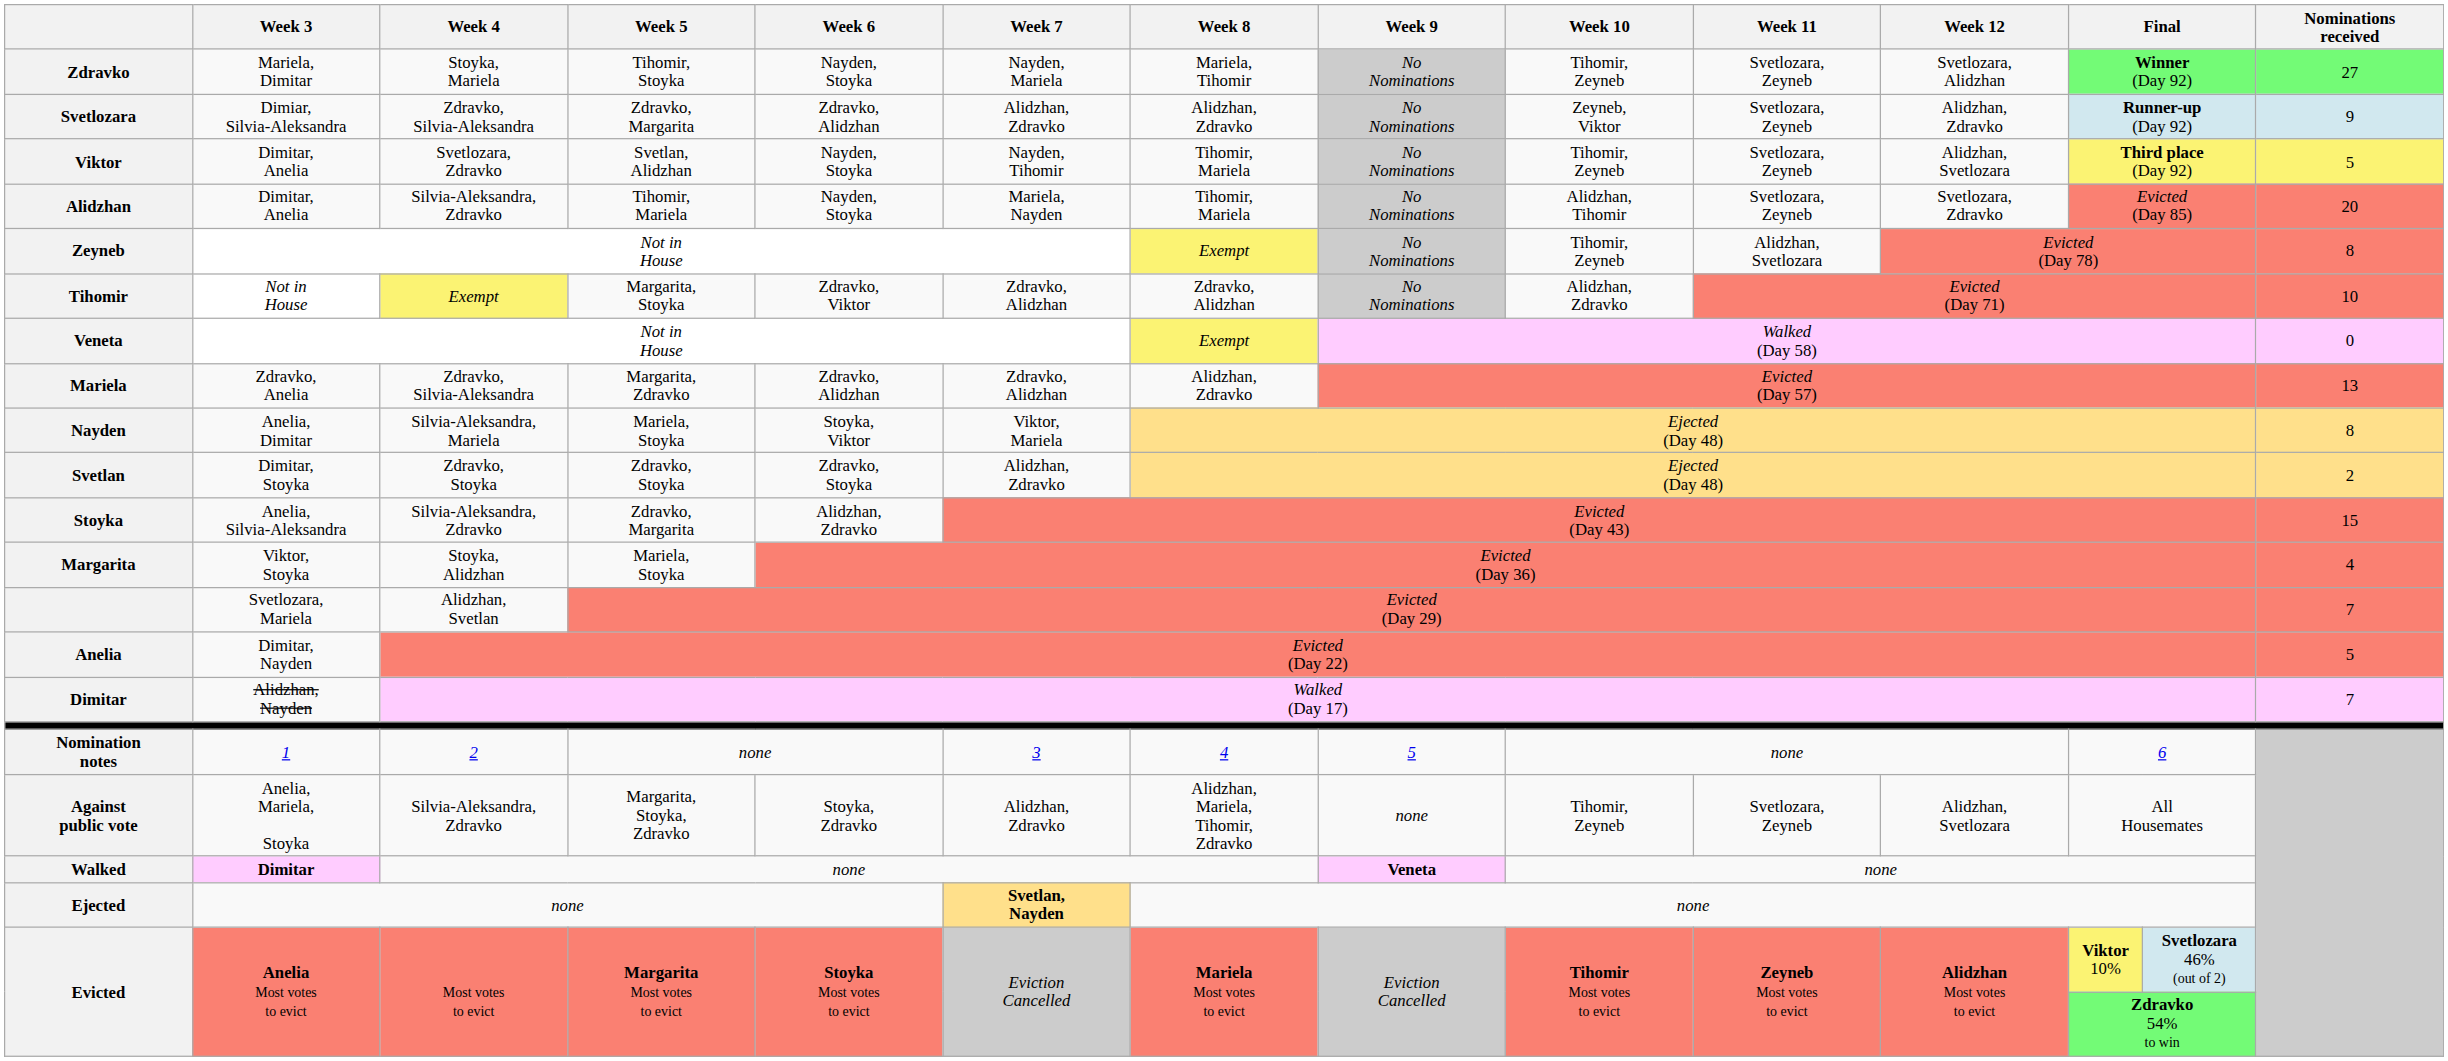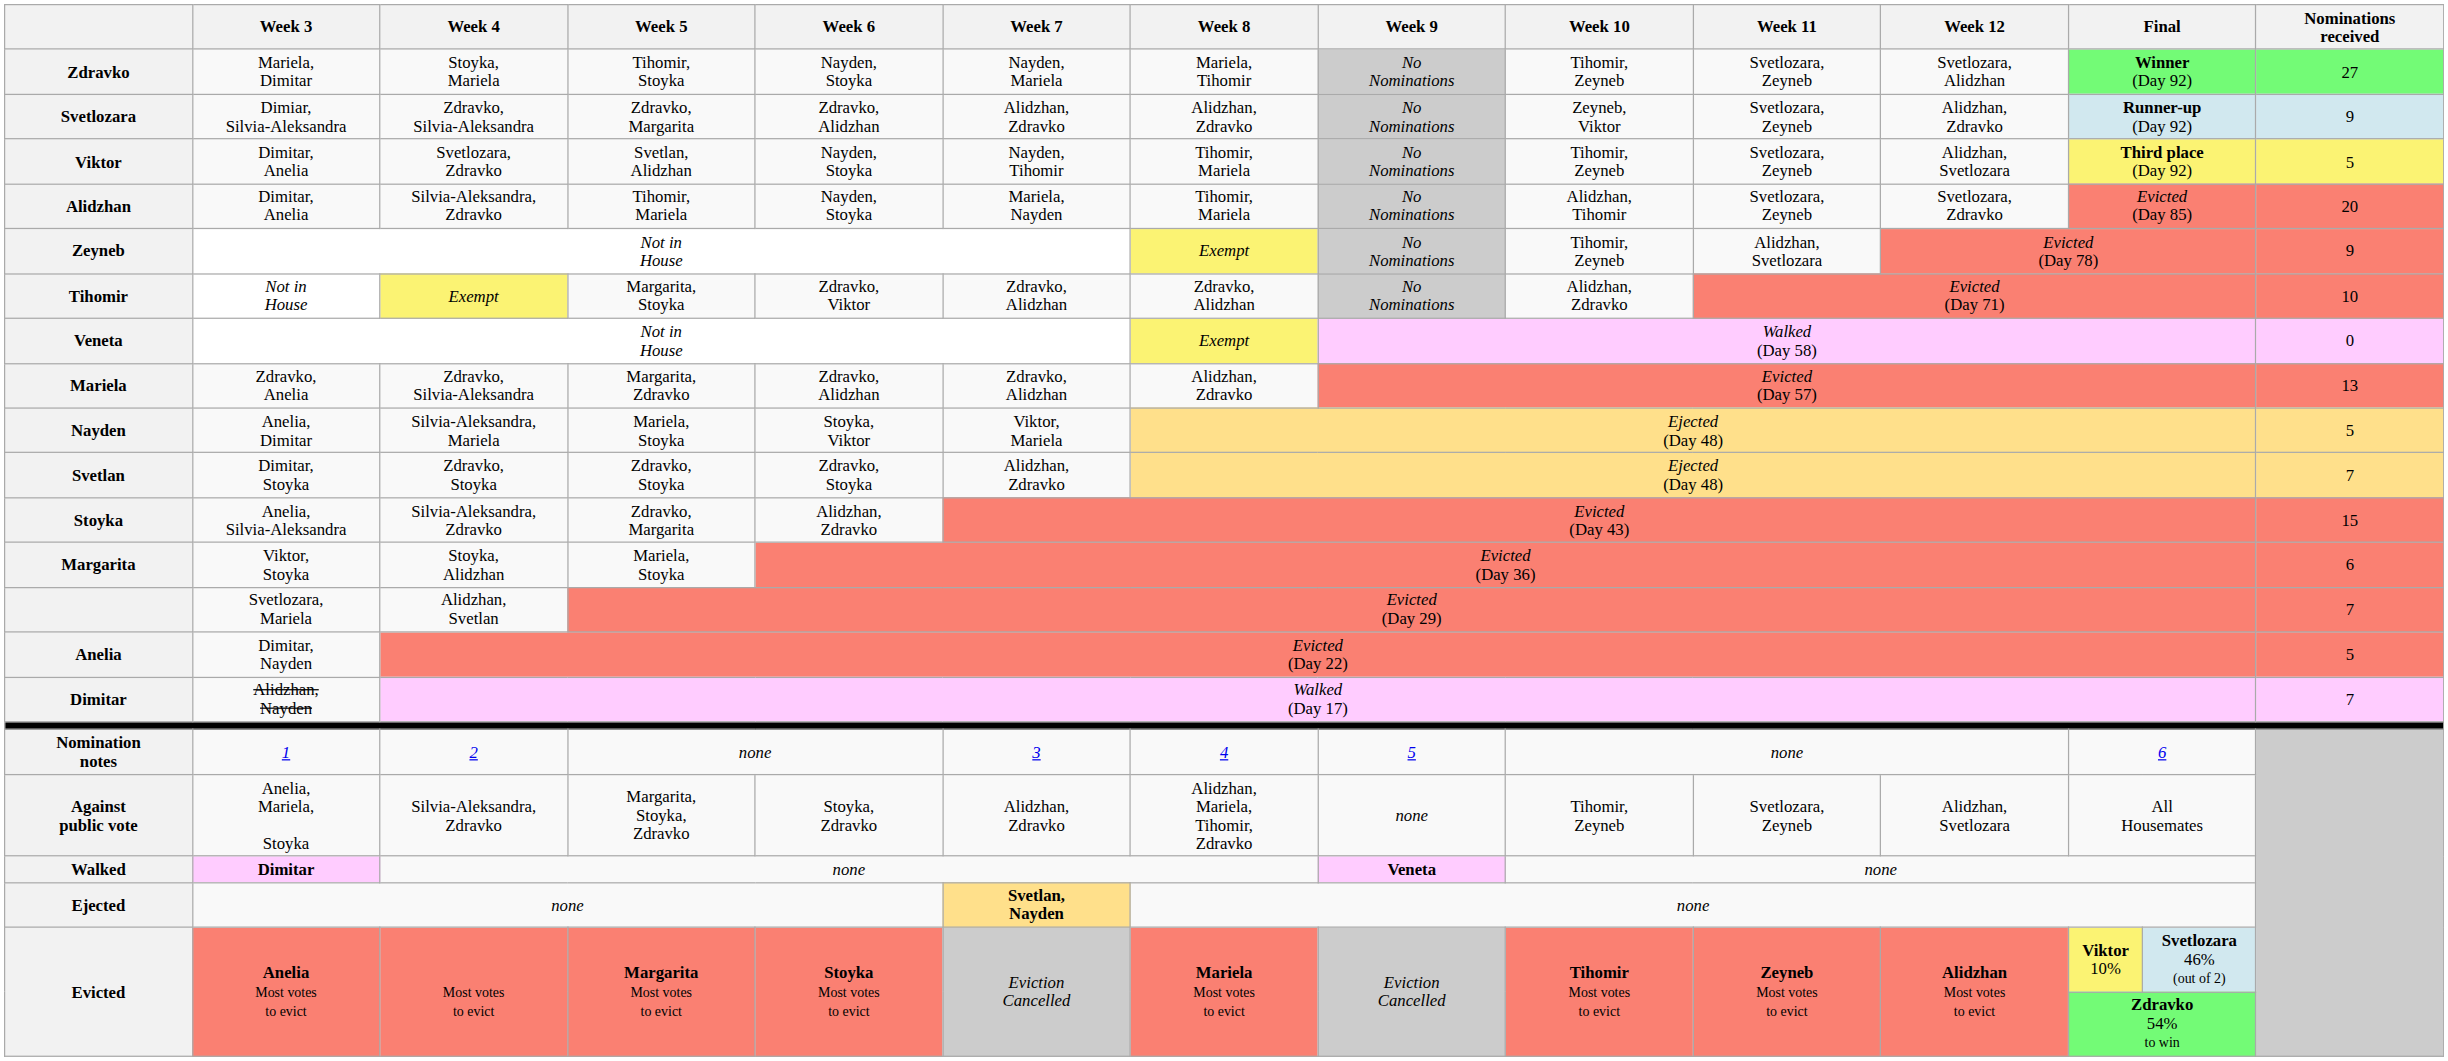(2350, 251) 8 -> (2350, 251) 9
(2350, 430) 8 -> (2350, 430) 5
(2350, 475) 2 -> (2350, 475) 7
(2350, 564) 4 -> (2350, 564) 6
